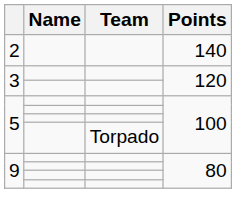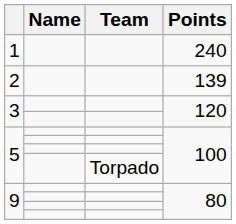+ row: (14, 50)
(211, 50) 140 -> (211, 80) 139
